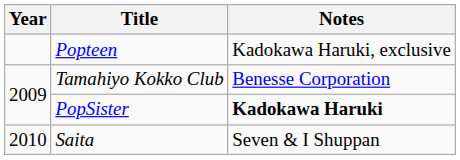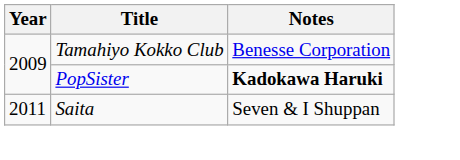- row: (86, 49)
(28, 139) 2010 -> (27, 109) 2011
